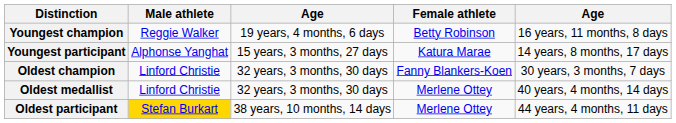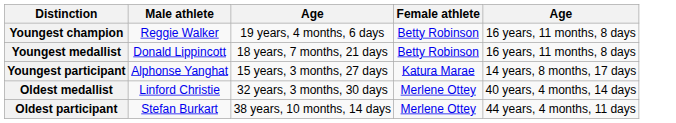+ row: (66, 52)
- row: (66, 71)
(180, 109) gold background -> (180, 109) no background
